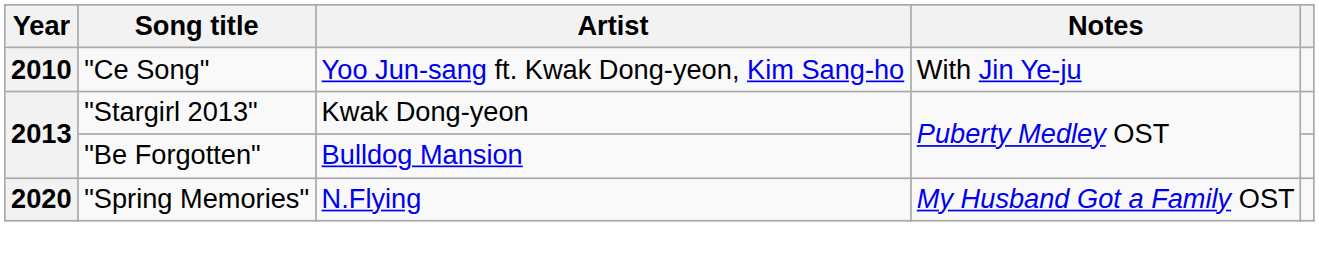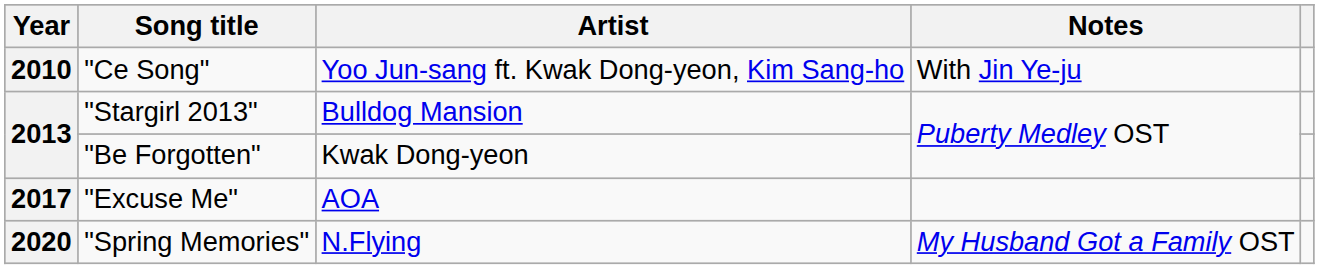(425, 112) Kwak Dong-yeon -> (422, 112) Bulldog Mansion
(422, 155) Bulldog Mansion -> (425, 155) Kwak Dong-yeon
+ row: (161, 198)
